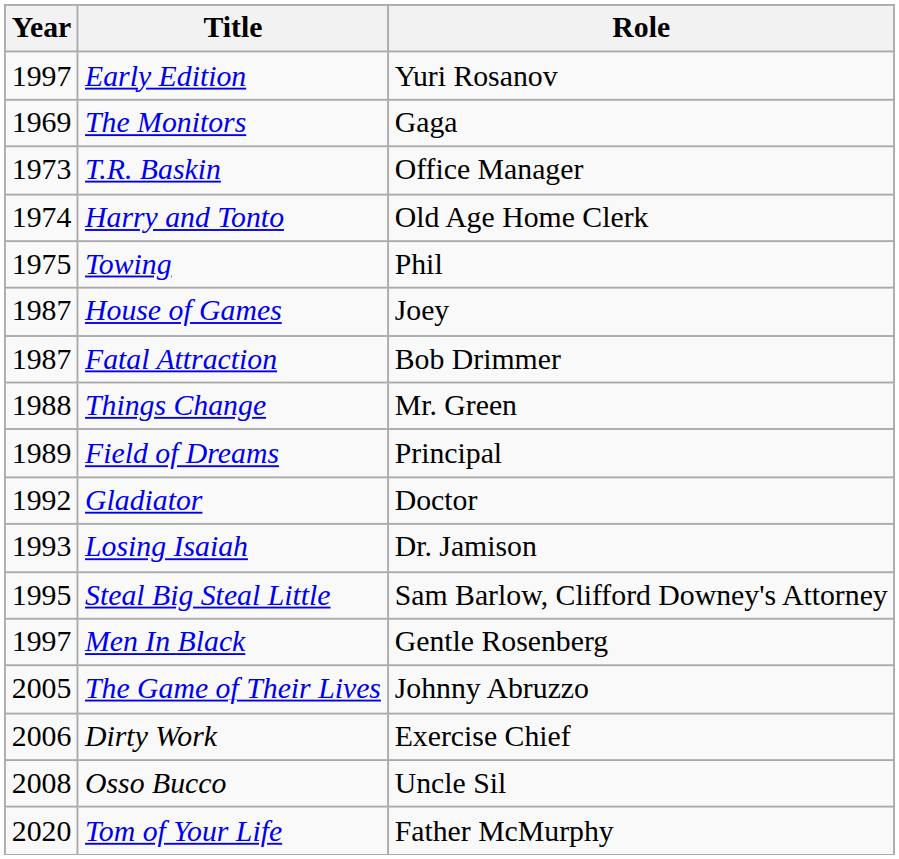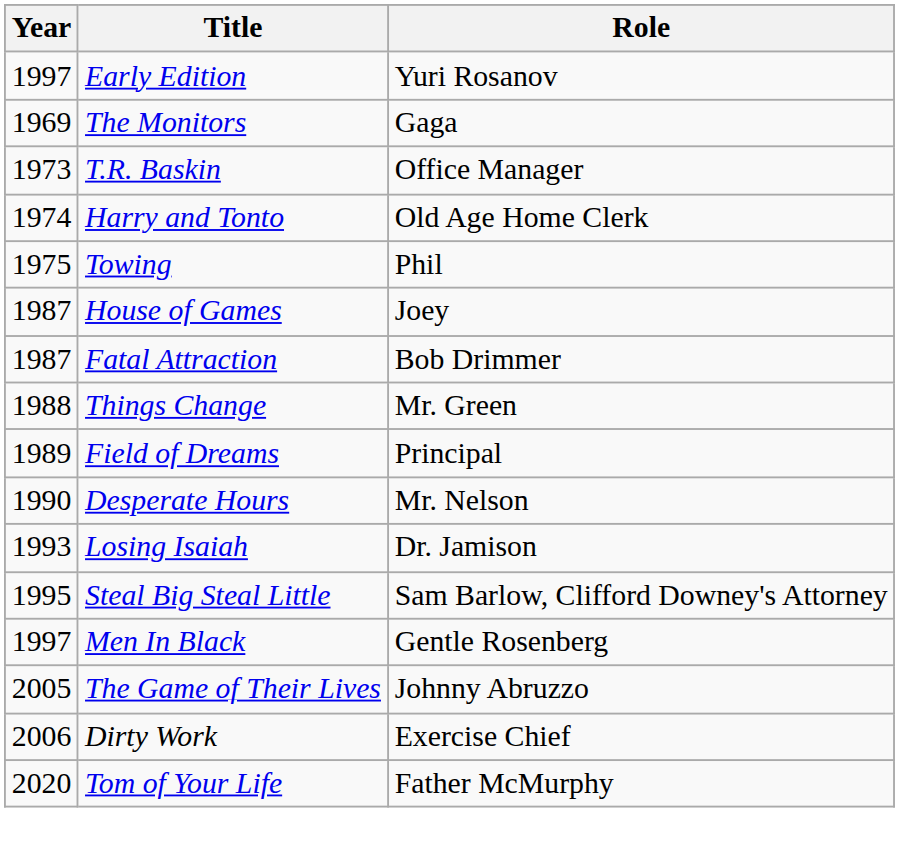+ row: (187, 500)
- row: (144, 500)
- row: (156, 783)
